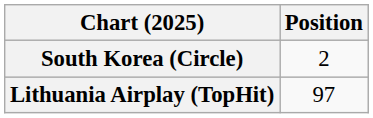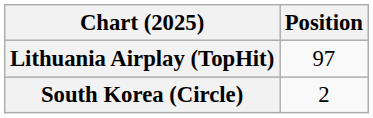rows swapped: (142, 94) <-> (142, 58)
